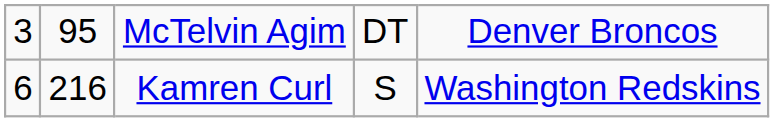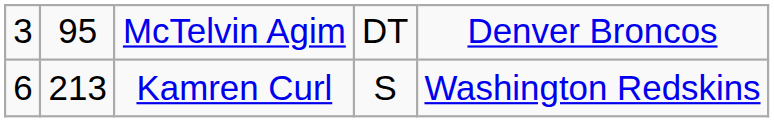(78, 87) 216 -> (78, 87) 213
